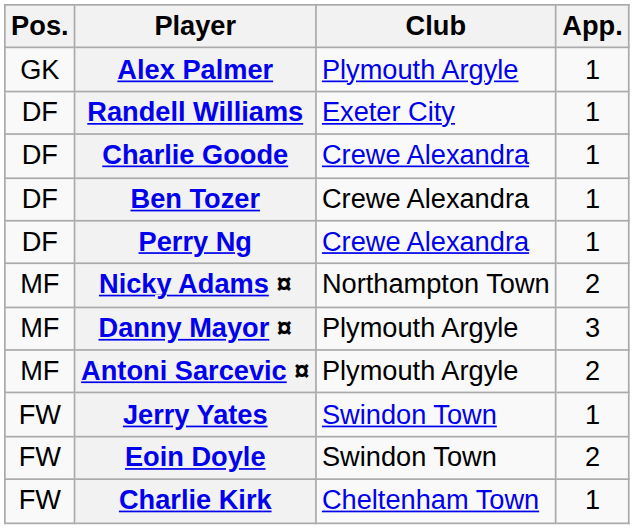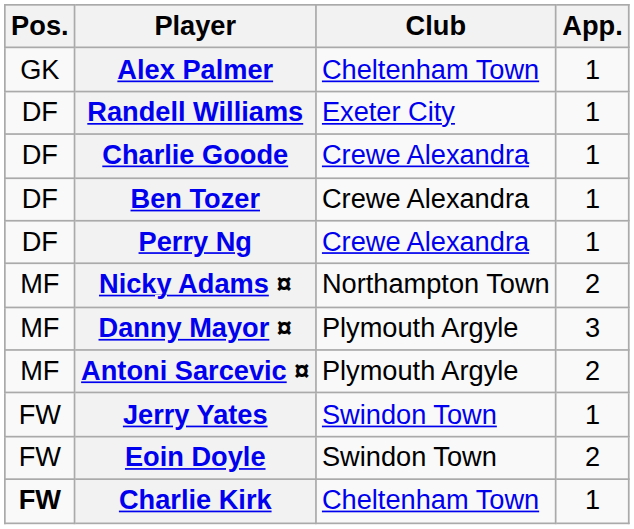(420, 69) Plymouth Argyle -> (431, 69) Cheltenham Town
(40, 500) normal -> (40, 500) bold
